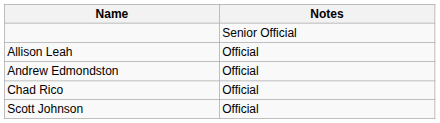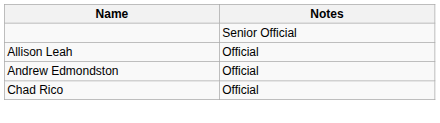- row: (45, 109)
